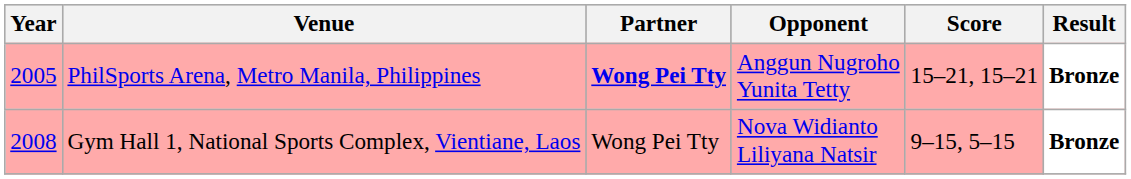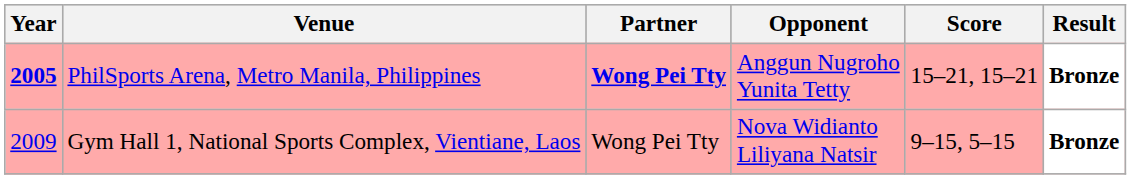(33, 75) normal -> (33, 75) bold
(33, 141) 2008 -> (33, 141) 2009
